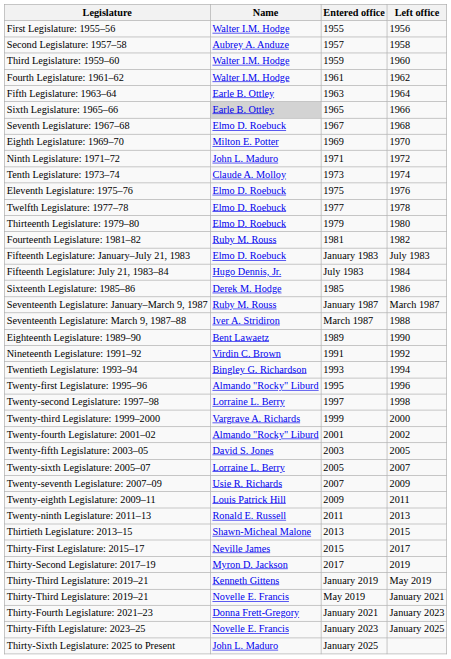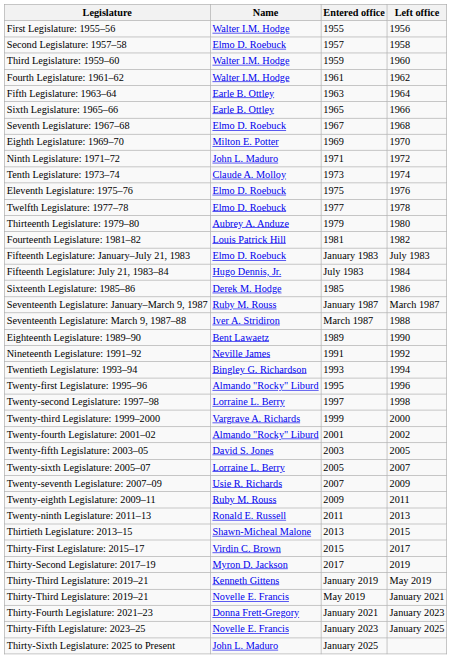(251, 45) Aubrey A. Anduze -> (249, 45) Elmo D. Roebuck
(243, 110) lightgrey background -> (243, 110) no background
(249, 223) Elmo D. Roebuck -> (251, 223) Aubrey A. Anduze
(244, 239) Ruby M. Rouss -> (249, 239) Louis Patrick Hill
(247, 353) Virdin C. Brown -> (241, 353) Neville James
(249, 499) Louis Patrick Hill -> (244, 499) Ruby M. Rouss
(241, 548) Neville James -> (247, 548) Virdin C. Brown
